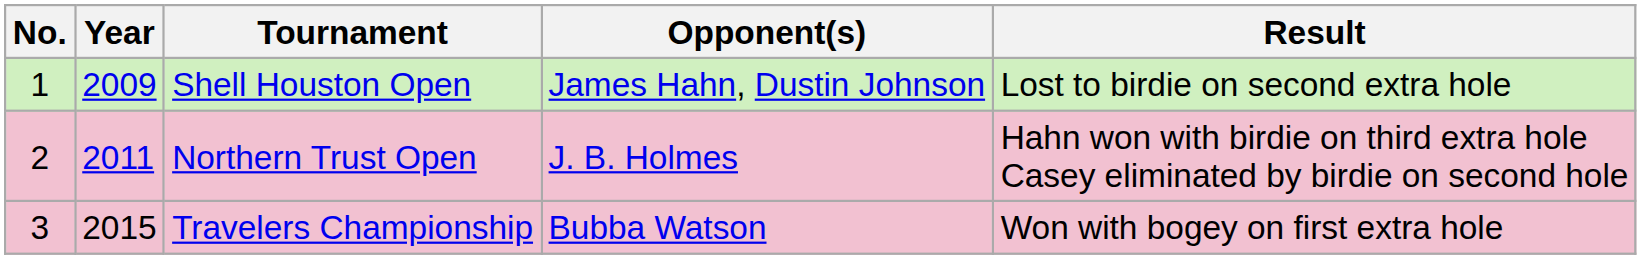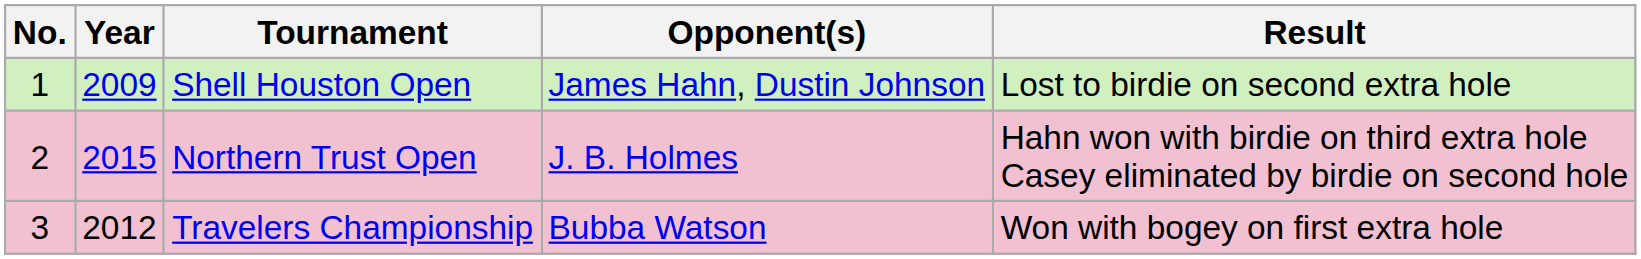(118, 156) 2011 -> (119, 156) 2015
(119, 228) 2015 -> (119, 228) 2012
